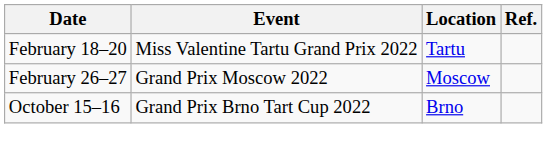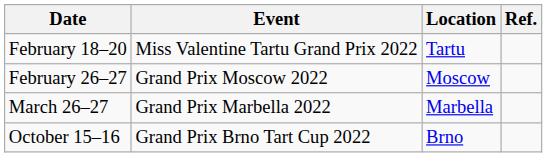+ row: (59, 107)
